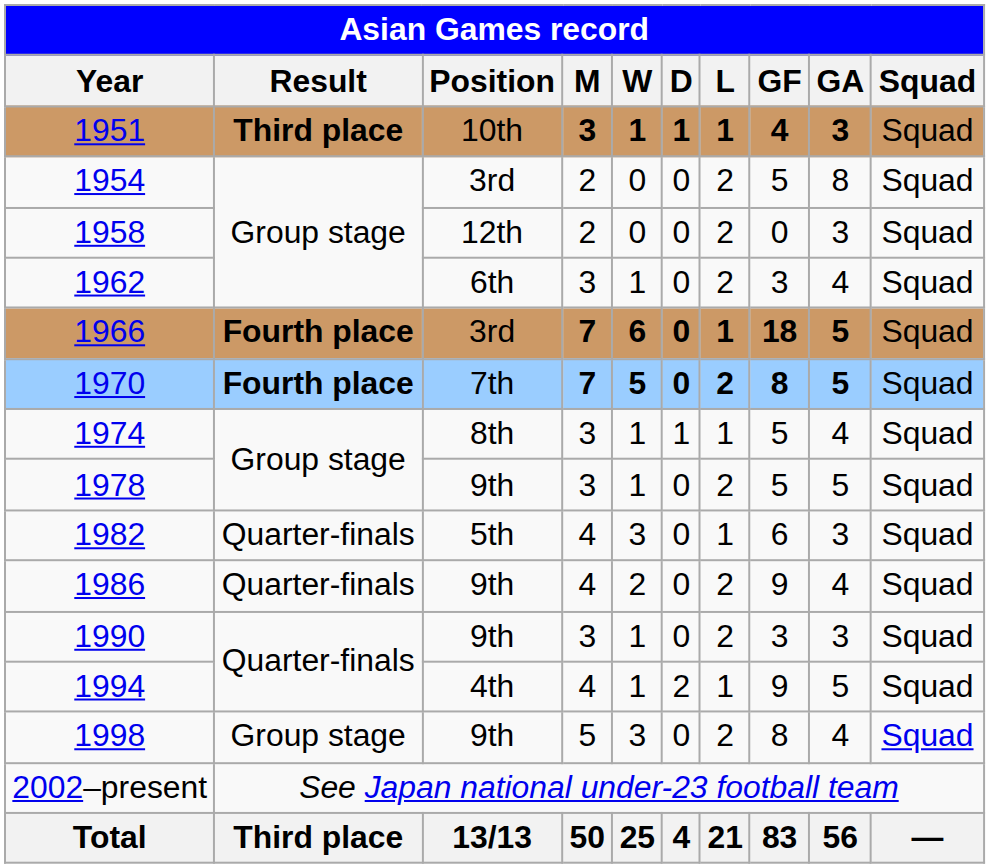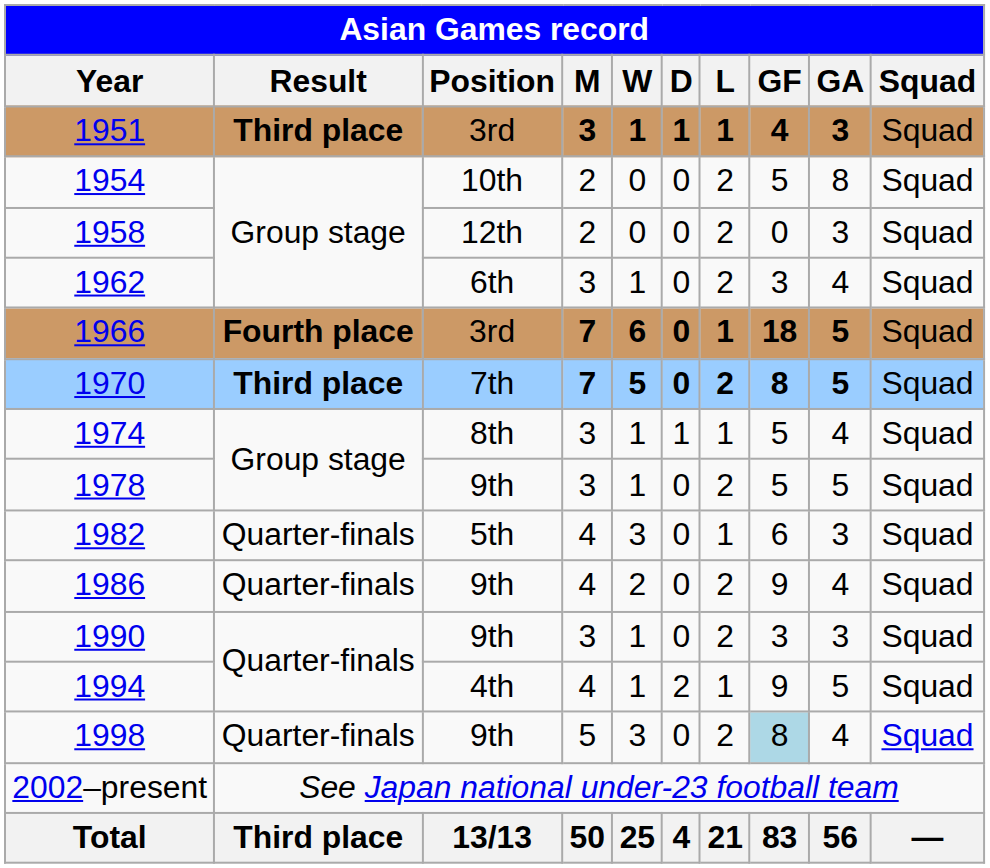(492, 130) 10th -> (492, 130) 3rd
(492, 181) 3rd -> (492, 181) 10th
(318, 383) Fourth place -> (318, 383) Third place
(318, 736) Group stage -> (318, 736) Quarter-finals
(780, 736) no background -> (780, 736) lightblue background
